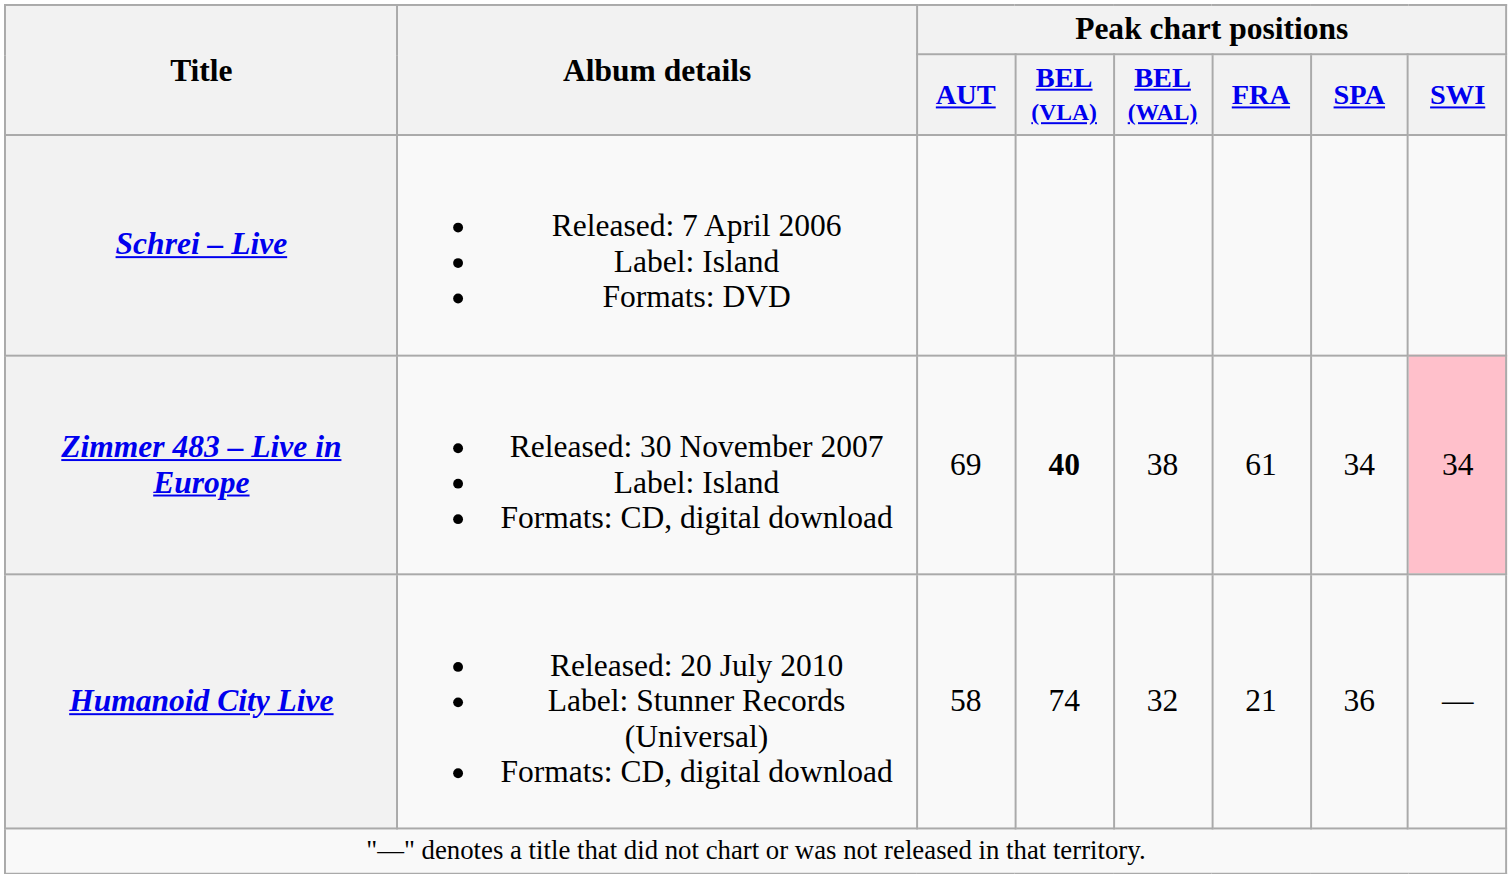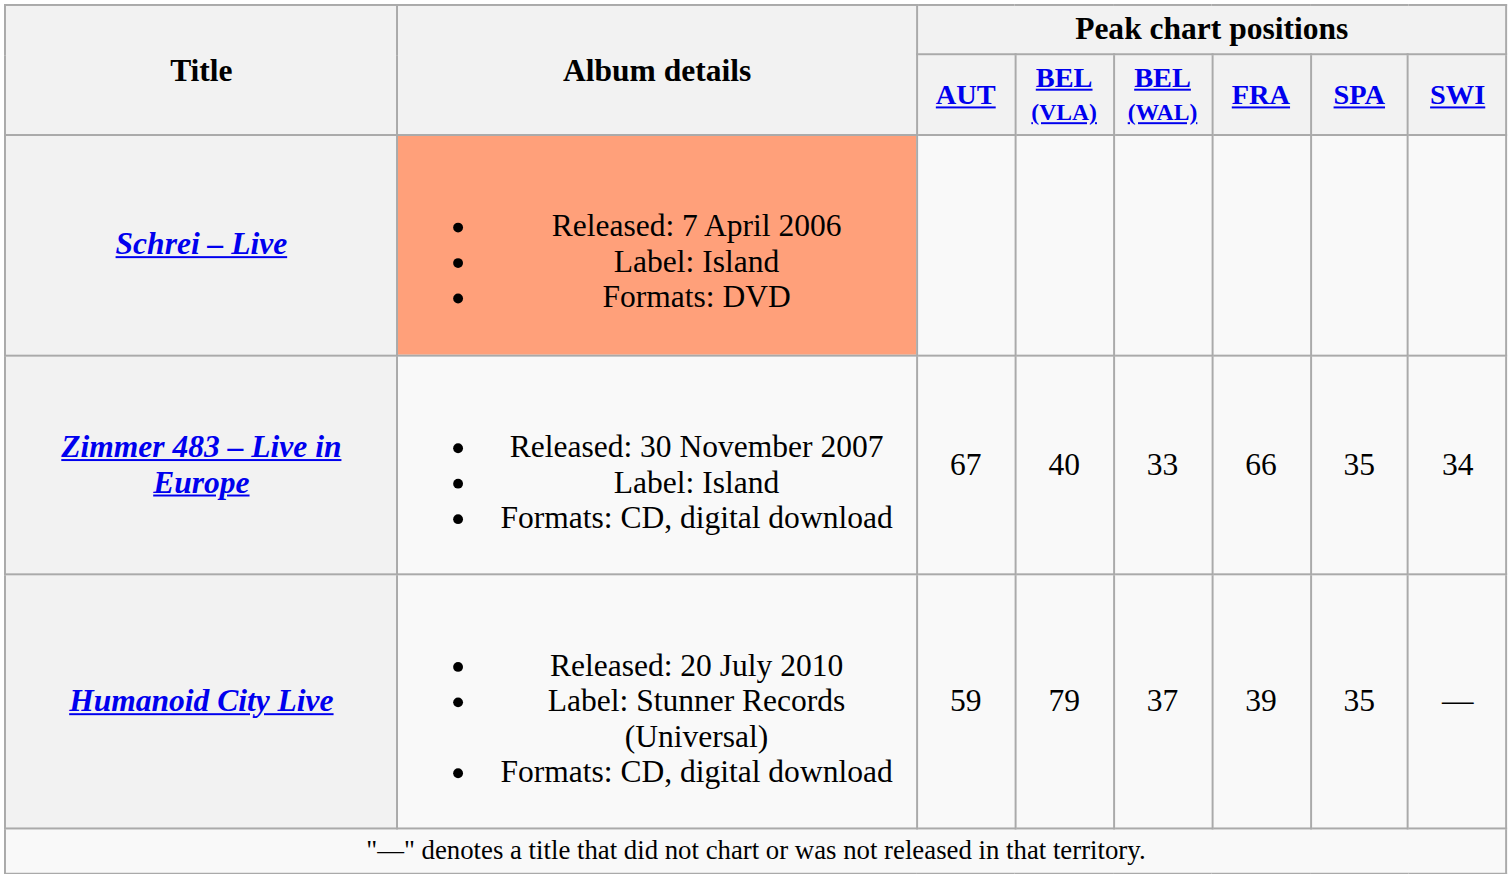(657, 263) no background -> (657, 263) lightsalmon background
(966, 463) 69 -> (966, 463) 67
(1064, 463) bold -> (1064, 463) normal
(1163, 463) 38 -> (1163, 463) 33
(1261, 463) 61 -> (1261, 463) 66
(1359, 463) 34 -> (1359, 463) 35
(1458, 463) pink background -> (1458, 463) no background
(966, 701) 58 -> (966, 701) 59
(1064, 701) 74 -> (1064, 701) 79
(1163, 701) 32 -> (1163, 701) 37
(1261, 701) 21 -> (1261, 701) 39
(1359, 701) 36 -> (1359, 701) 35
